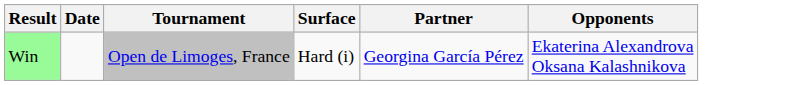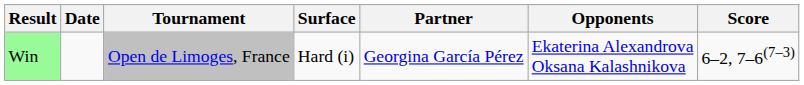+ column: (748, 18)
